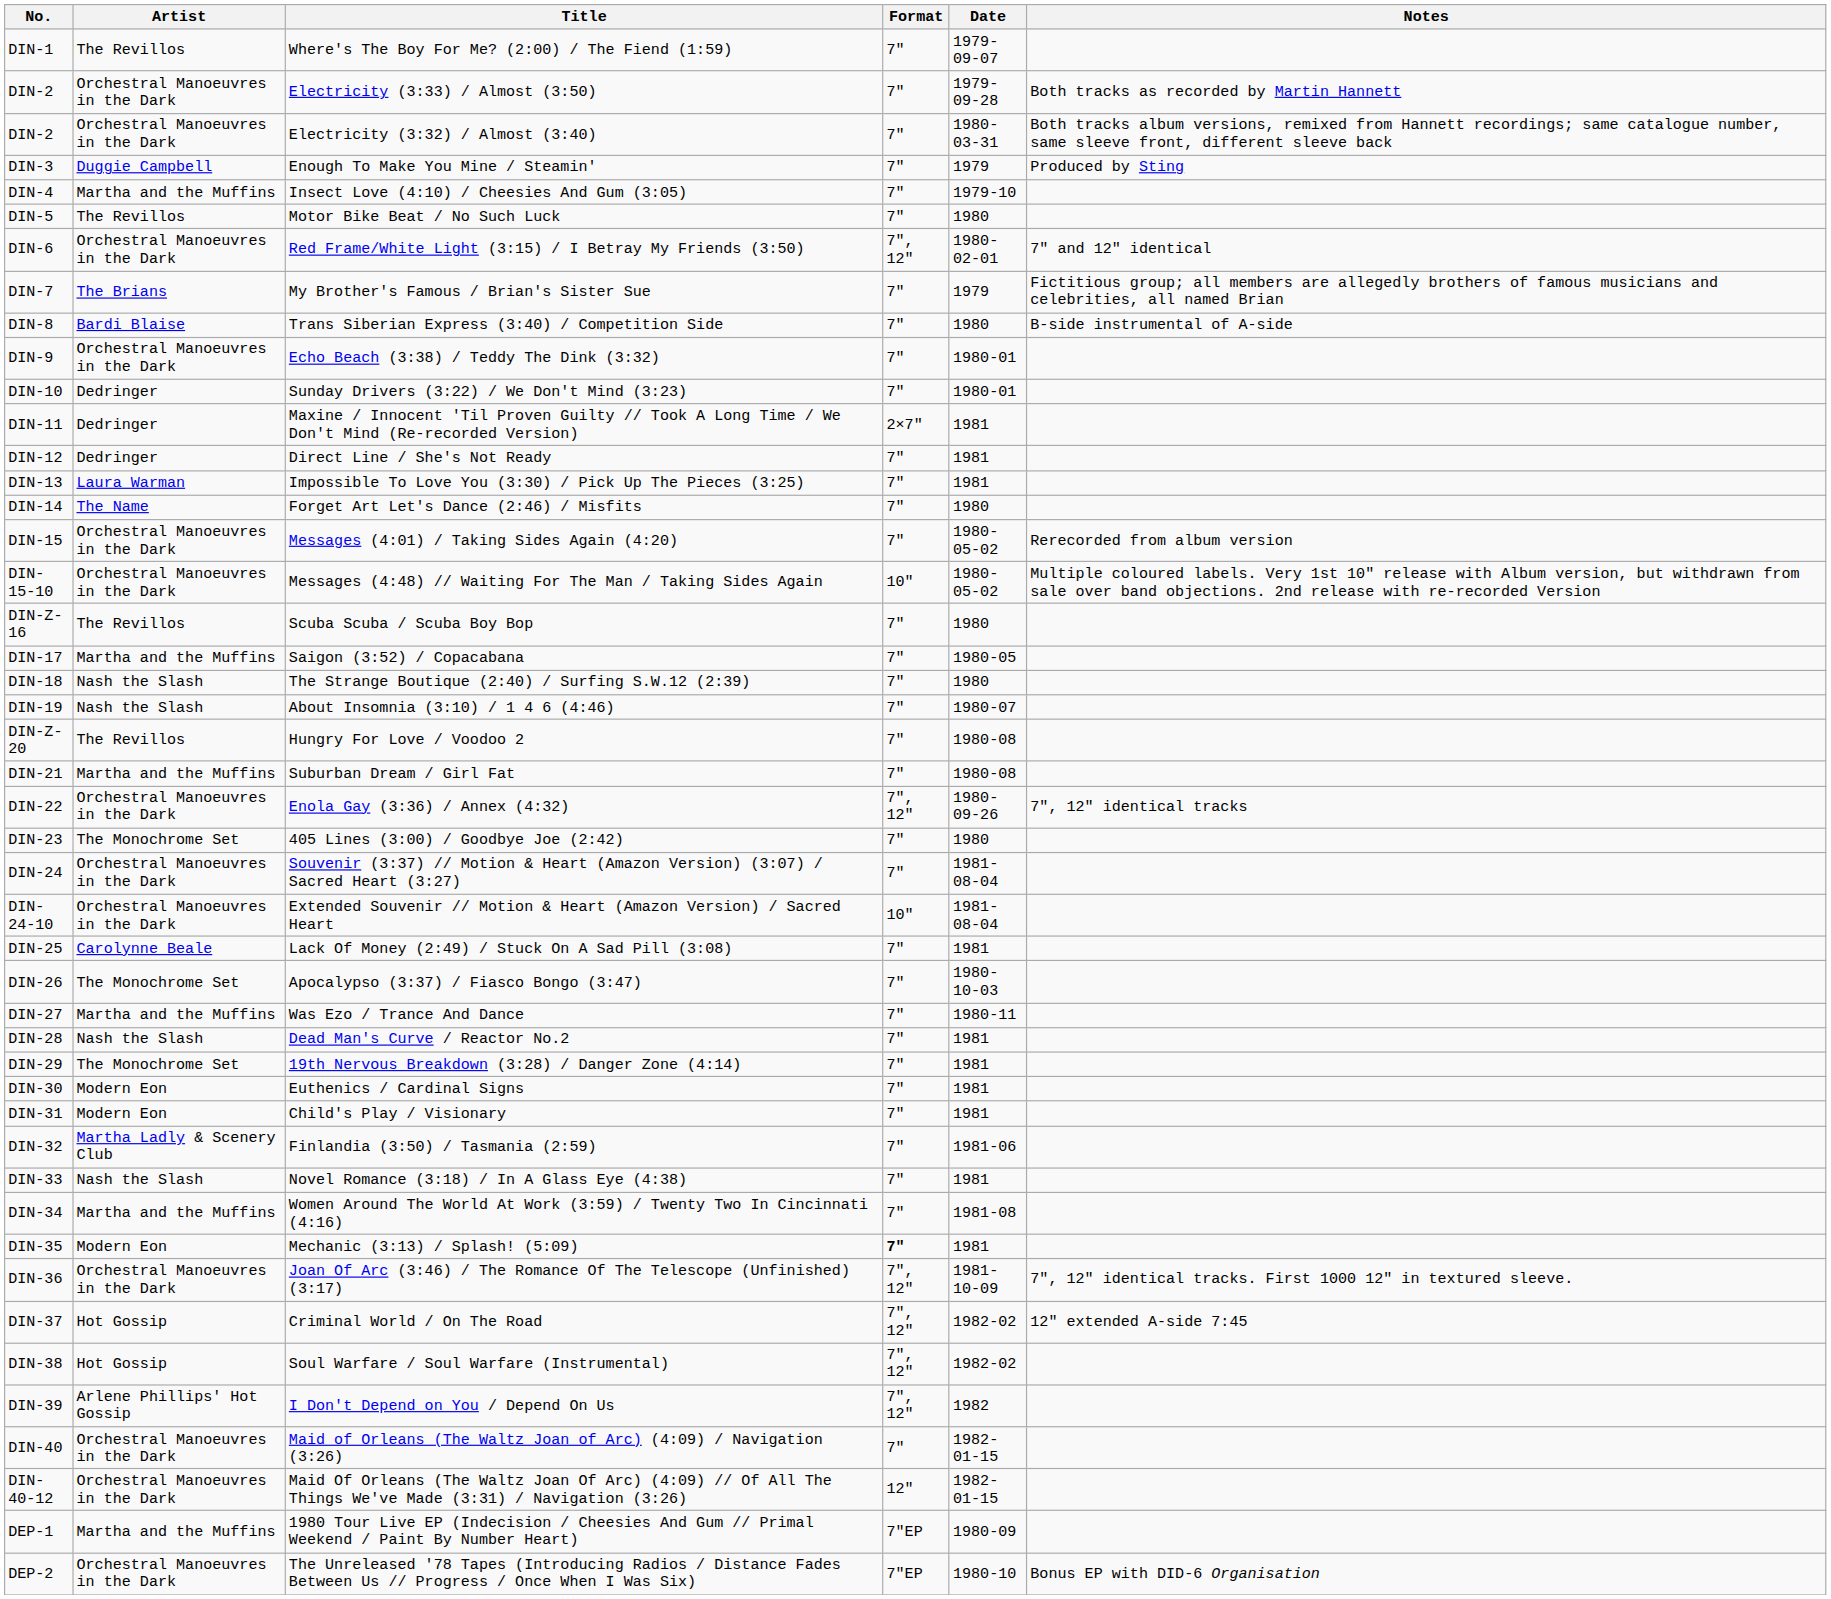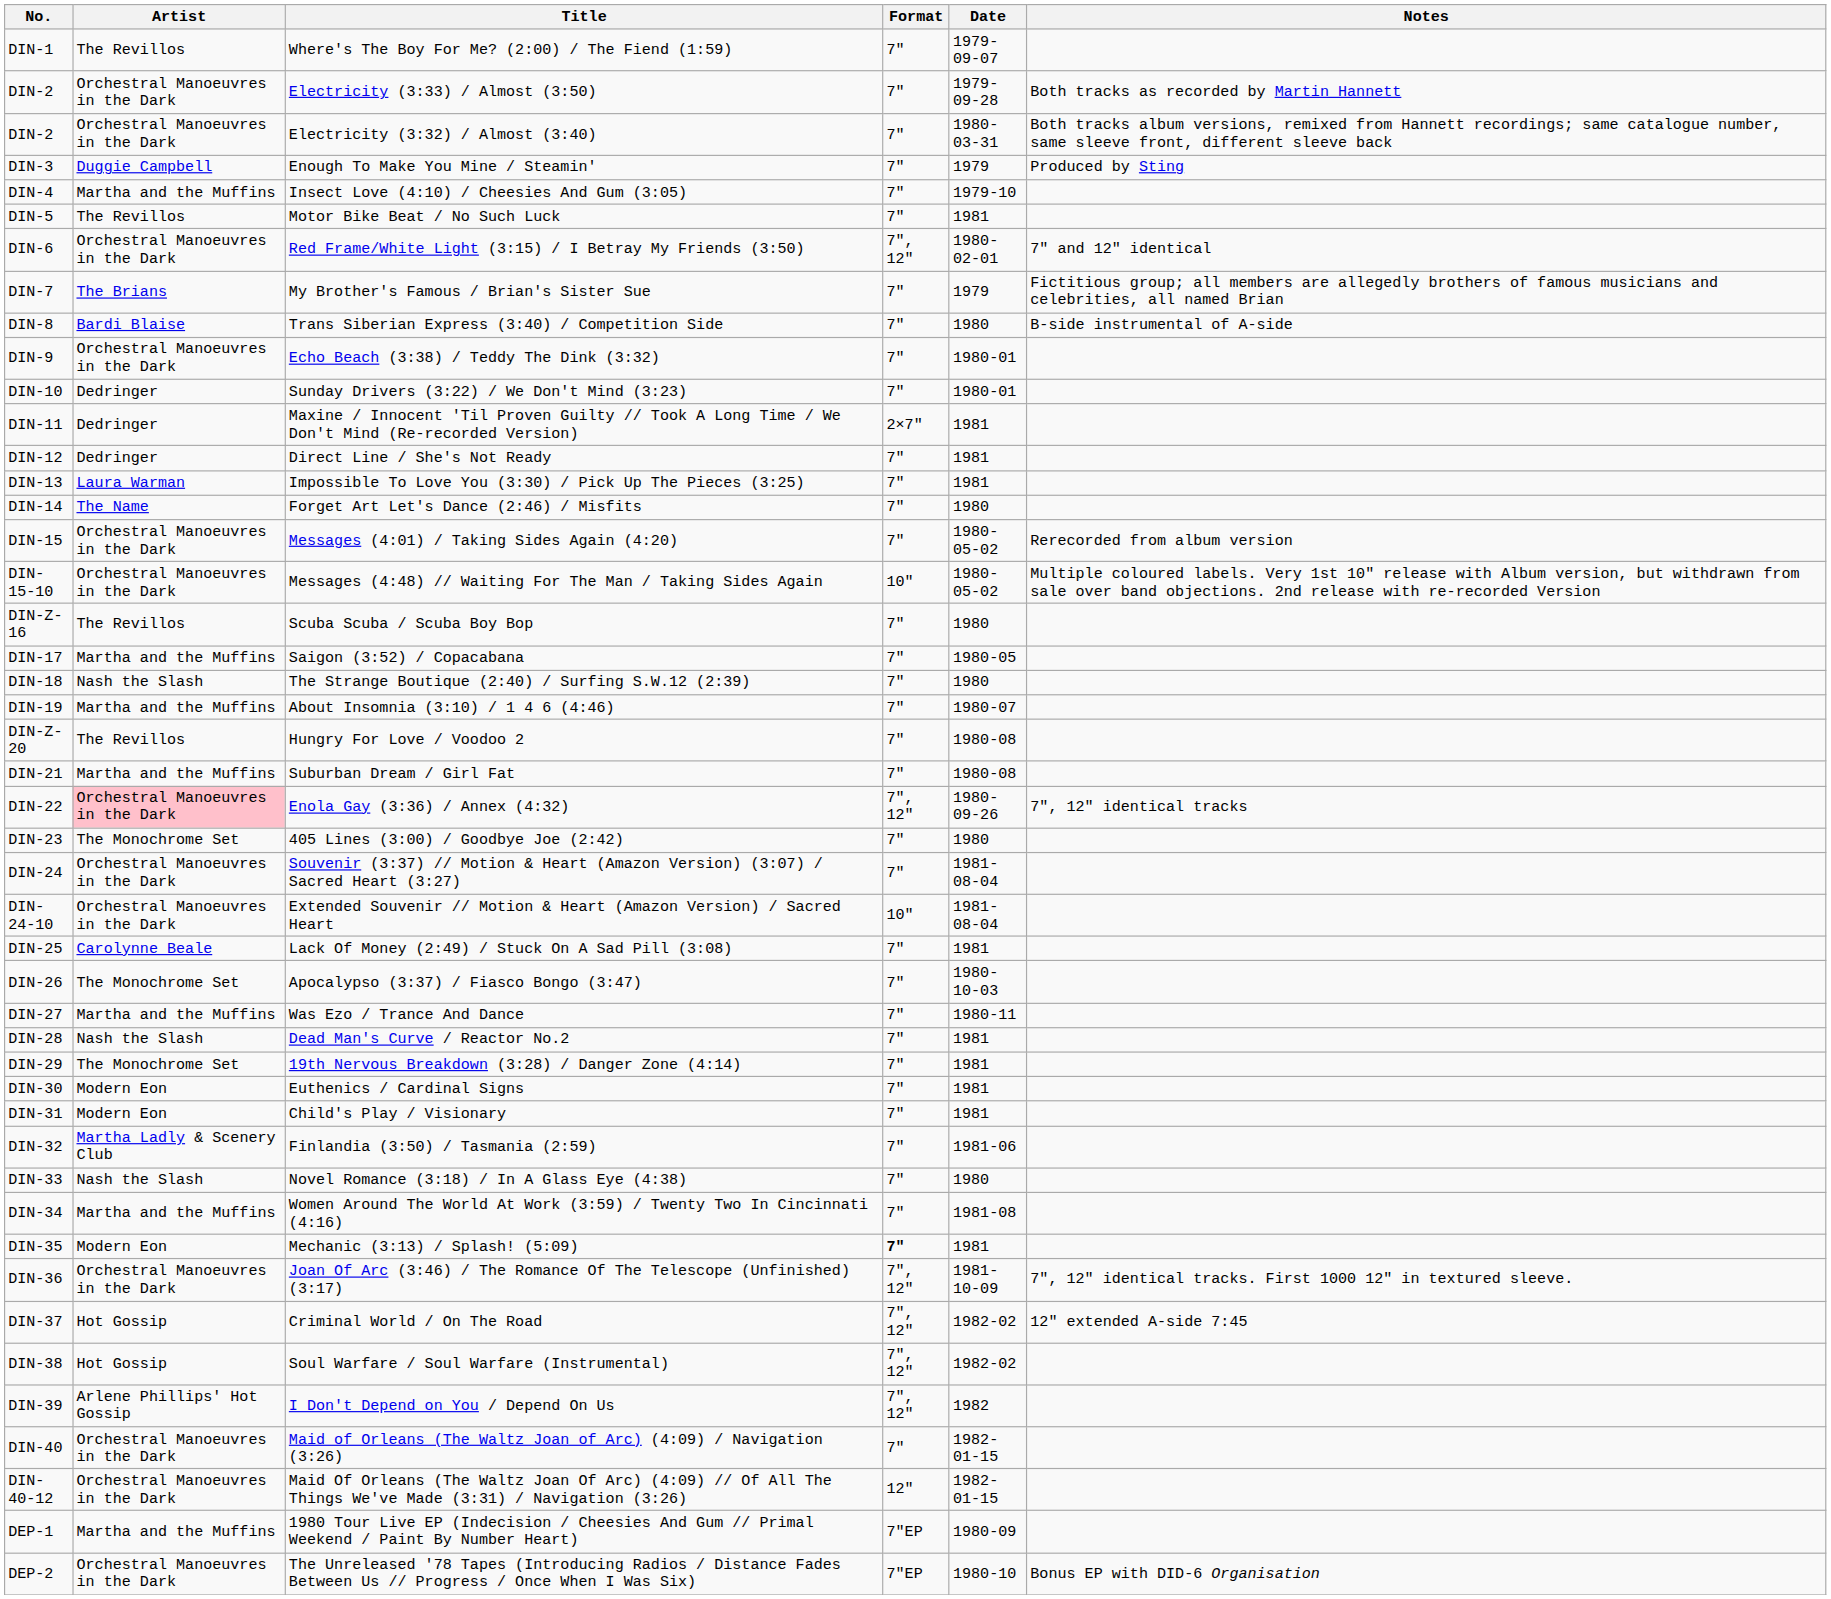(971, 217) 1980 -> (971, 217) 1981
(140, 707) Nash the Slash -> (176, 707) Martha and the Muffins
(172, 807) no background -> (172, 807) pink background
(971, 1180) 1981 -> (971, 1180) 1980
